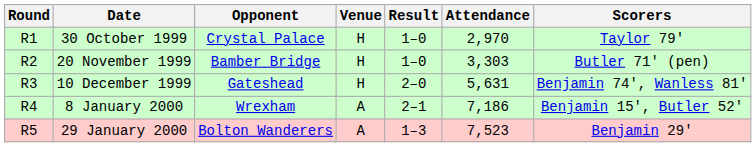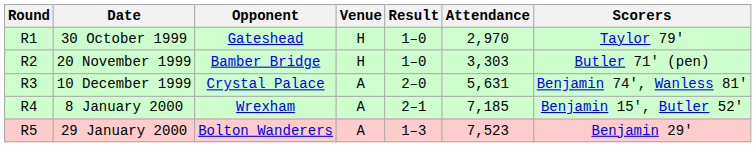(266, 39) Crystal Palace -> (266, 39) Gateshead
(266, 85) Gateshead -> (266, 85) Crystal Palace
(361, 85) H -> (361, 85) A
(488, 108) 7,186 -> (488, 108) 7,185
